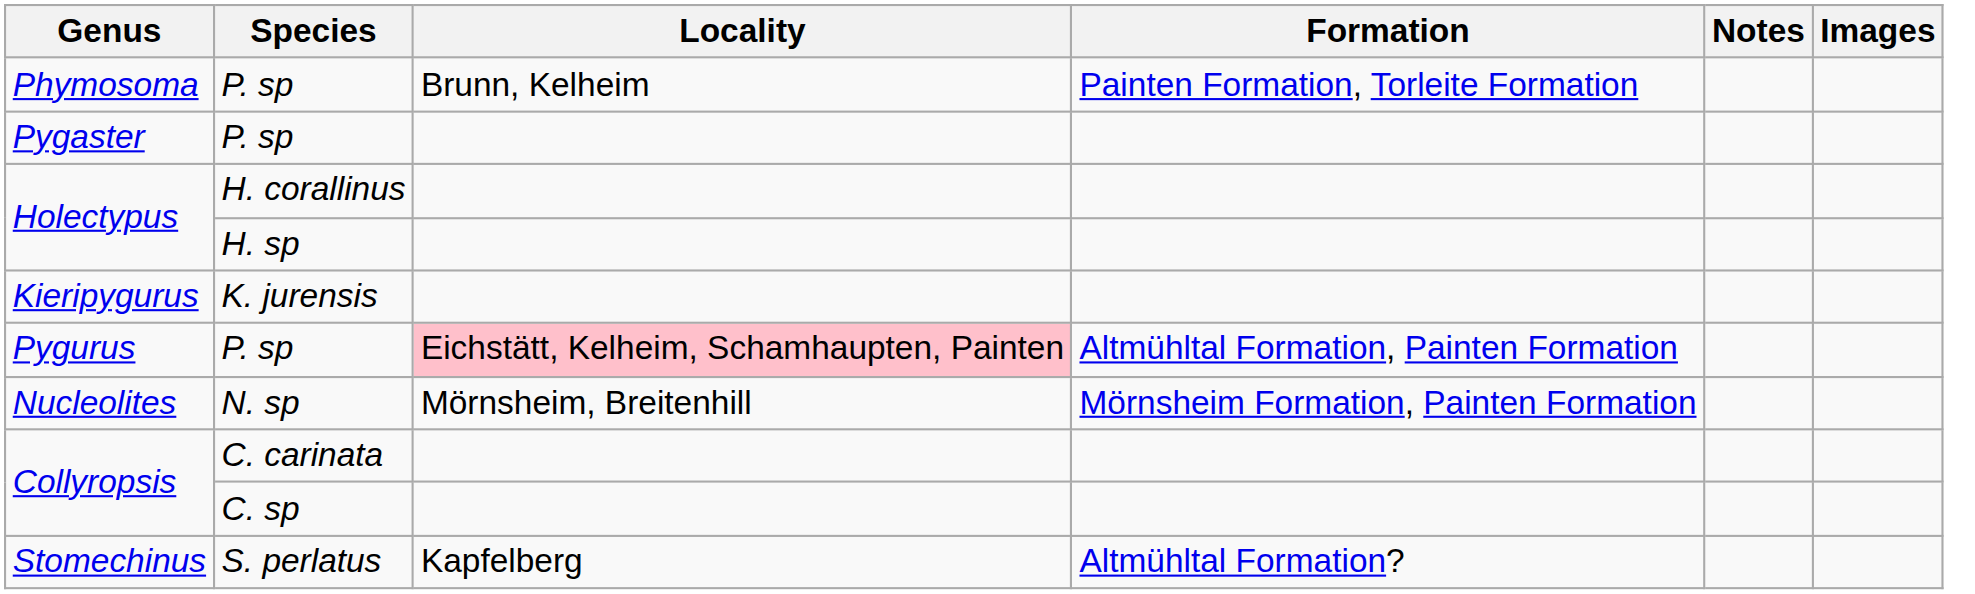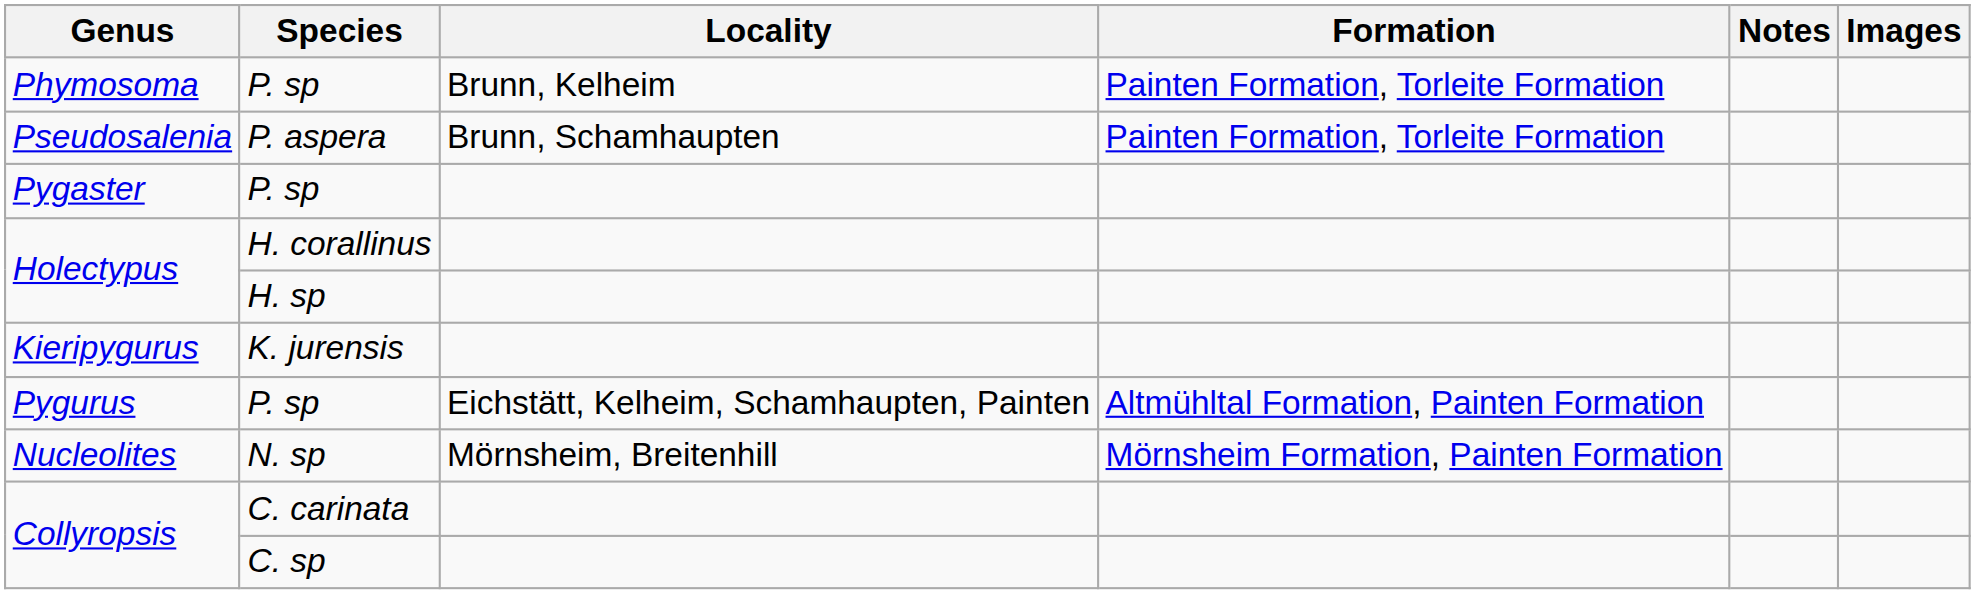+ row: (122, 137)
(742, 349) pink background -> (769, 402) no background
- row: (109, 561)
